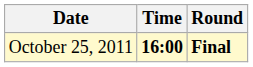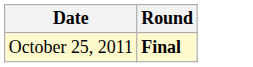- column: (162, 18)
